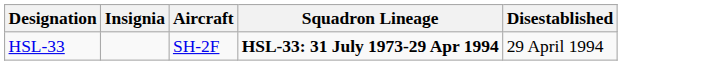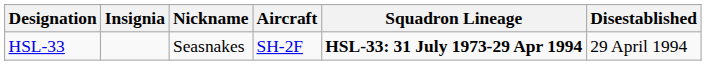+ column: (211, 18)
